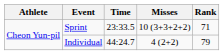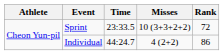(206, 27) 71 -> (206, 27) 72
(206, 42) 79 -> (206, 42) 86
